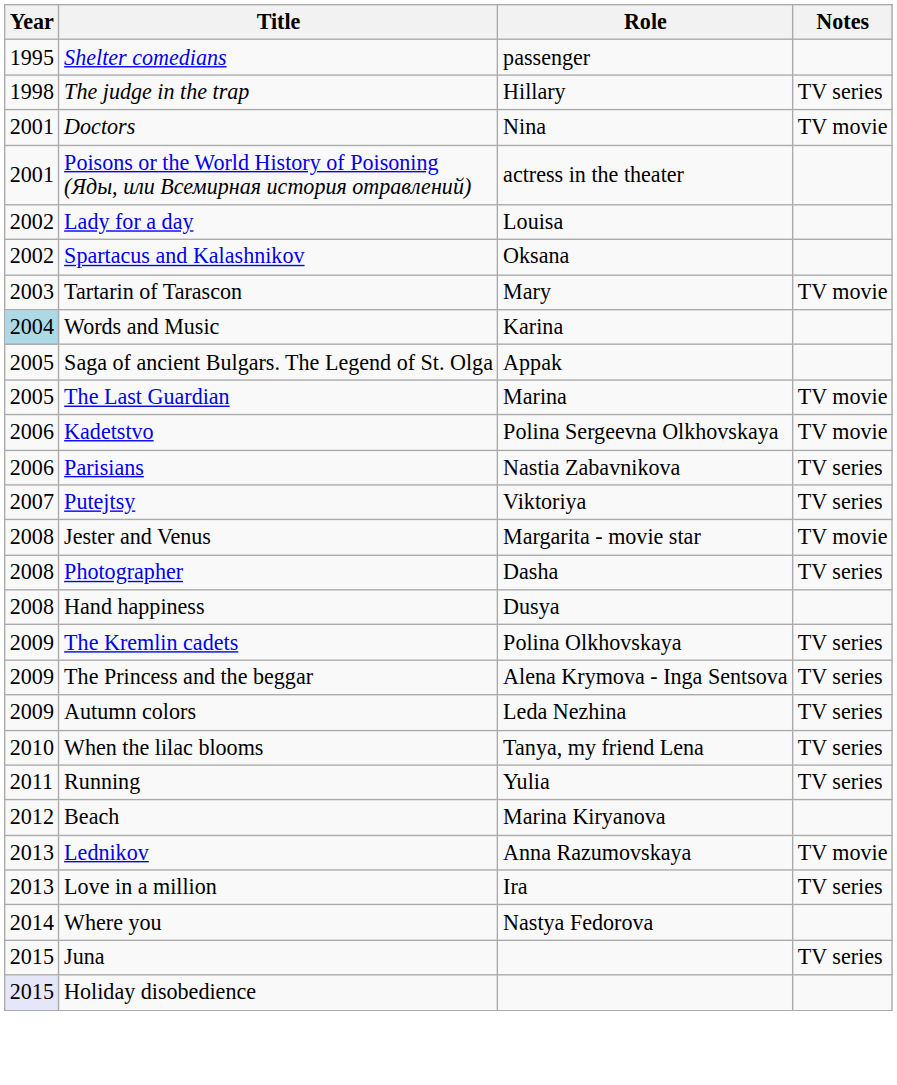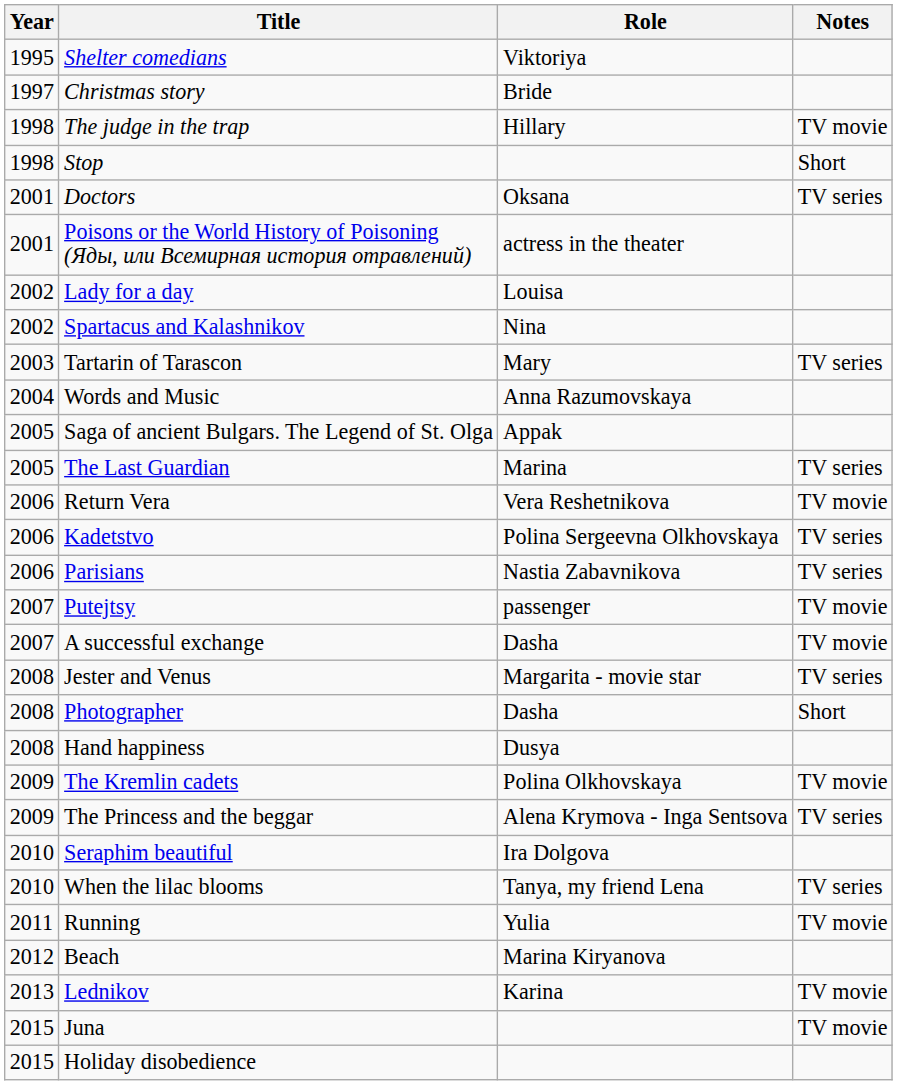(547, 57) passenger -> (545, 57) Viktoriya
+ row: (134, 92)
(840, 92) TV series -> (843, 127) TV movie
+ row: (84, 162)
(525, 127) Nina -> (536, 197) Oksana
(843, 127) TV movie -> (840, 197) TV series
(536, 256) Oksana -> (525, 326) Nina
(843, 291) TV movie -> (840, 362) TV series
(32, 326) lightblue background -> (32, 397) no background
(533, 326) Karina -> (597, 397) Anna Razumovskaya
(843, 397) TV movie -> (840, 467) TV series
+ row: (117, 502)
(843, 432) TV movie -> (840, 537) TV series
(545, 502) Viktoriya -> (547, 607) passenger
(840, 502) TV series -> (843, 607) TV movie
+ row: (164, 642)
(843, 537) TV movie -> (840, 677) TV series
(840, 572) TV series -> (822, 712) Short
(840, 642) TV series -> (843, 782) TV movie
- row: (130, 712)
+ row: (148, 852)
(840, 782) TV series -> (843, 922) TV movie
(597, 852) Anna Razumovskaya -> (533, 992) Karina
- row: (140, 887)
- row: (113, 922)
(840, 957) TV series -> (843, 1027) TV movie
(32, 992) lavender background -> (32, 1062) no background
